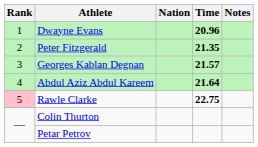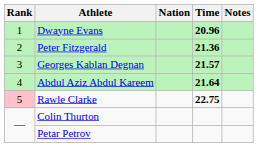(207, 47) 21.35 -> (207, 47) 21.36
